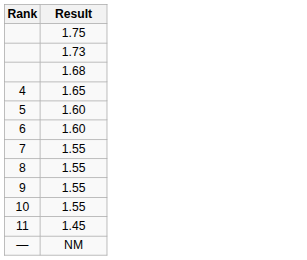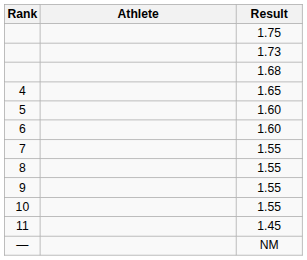+ column: (138, 14)
